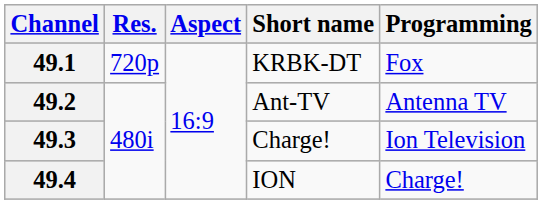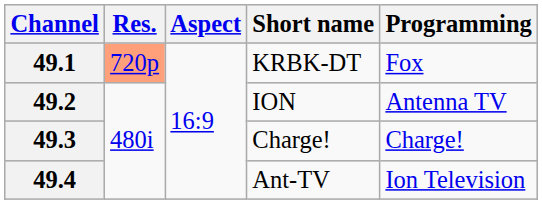(135, 62) no background -> (135, 62) lightsalmon background
(291, 101) Ant-TV -> (274, 101) ION
(455, 140) Ion Television -> (425, 140) Charge!
(274, 179) ION -> (291, 179) Ant-TV
(425, 179) Charge! -> (455, 179) Ion Television
